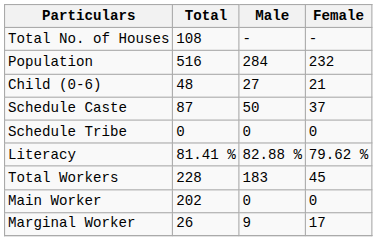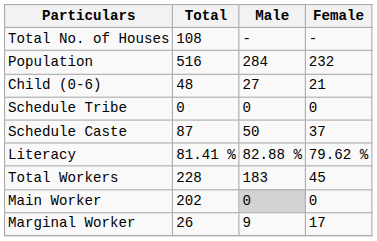rows swapped: (67, 108) <-> (67, 132)
(247, 201) no background -> (247, 201) lightgrey background
